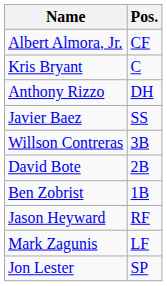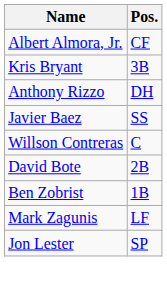(136, 67) C -> (140, 67) 3B
(140, 142) 3B -> (136, 142) C
- row: (57, 218)
